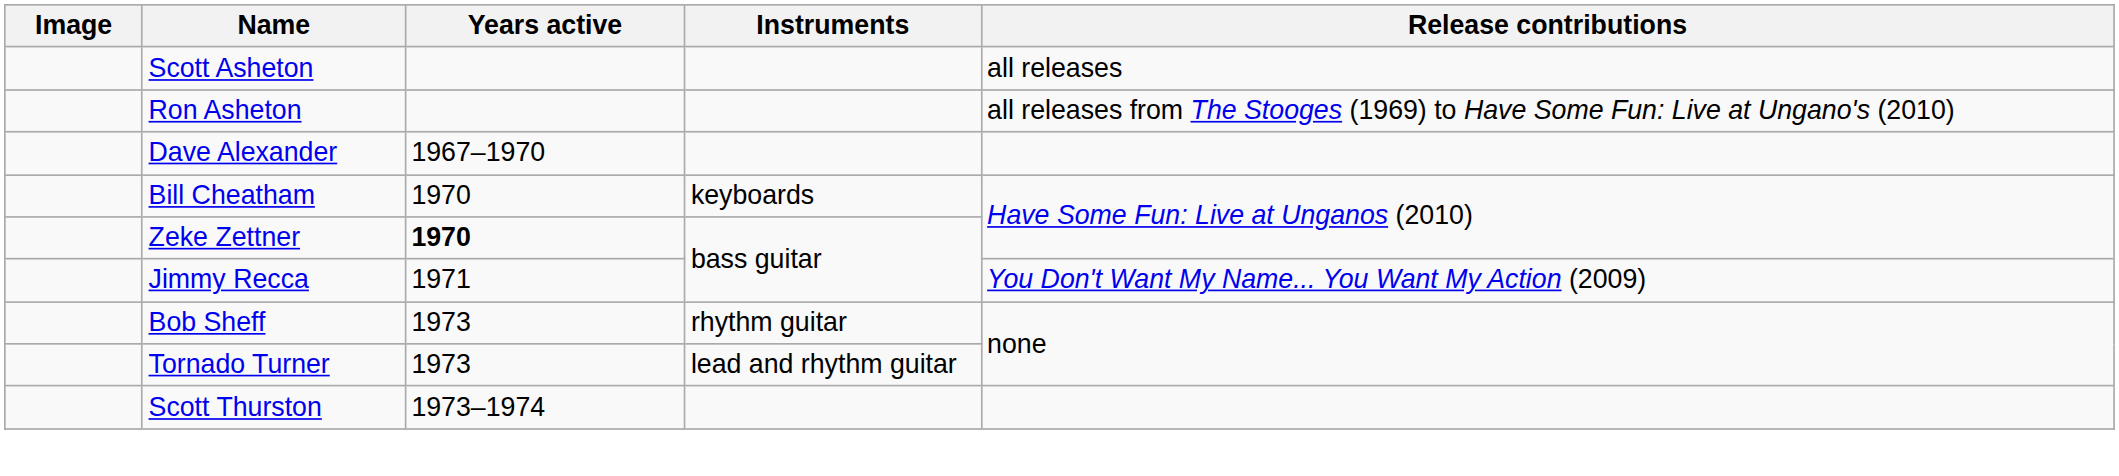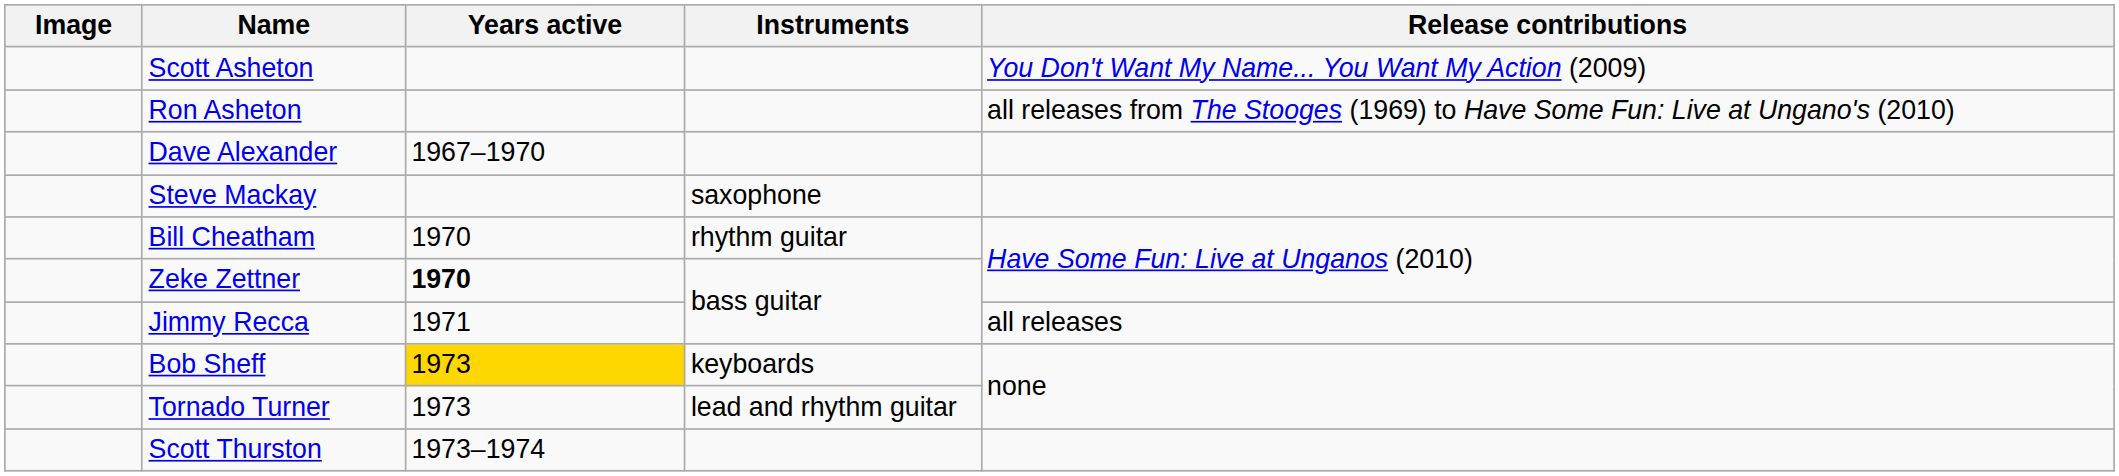(1055, 68) all releases -> (1317, 68) You Don't Want My Name... You Want My Action (2009)
+ row: (232, 195)
(753, 195) keyboards -> (769, 237) rhythm guitar
(1317, 279) You Don't Want My Name... You Want My Action (2009) -> (1055, 322) all releases
(441, 322) no background -> (441, 364) gold background
(769, 322) rhythm guitar -> (753, 364) keyboards
